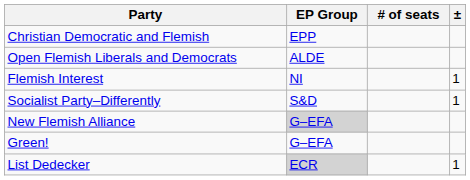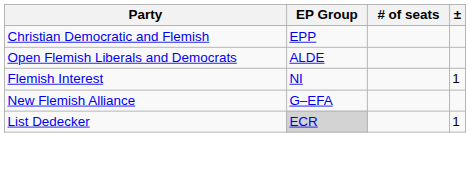- row: (84, 100)
(311, 121) lightgrey background -> (311, 100) no background
- row: (28, 143)
